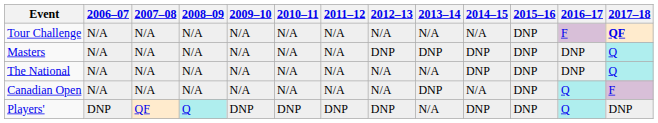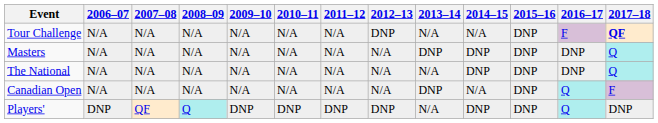(381, 33) N/A -> (383, 33) DNP
(383, 52) DNP -> (381, 52) N/A
